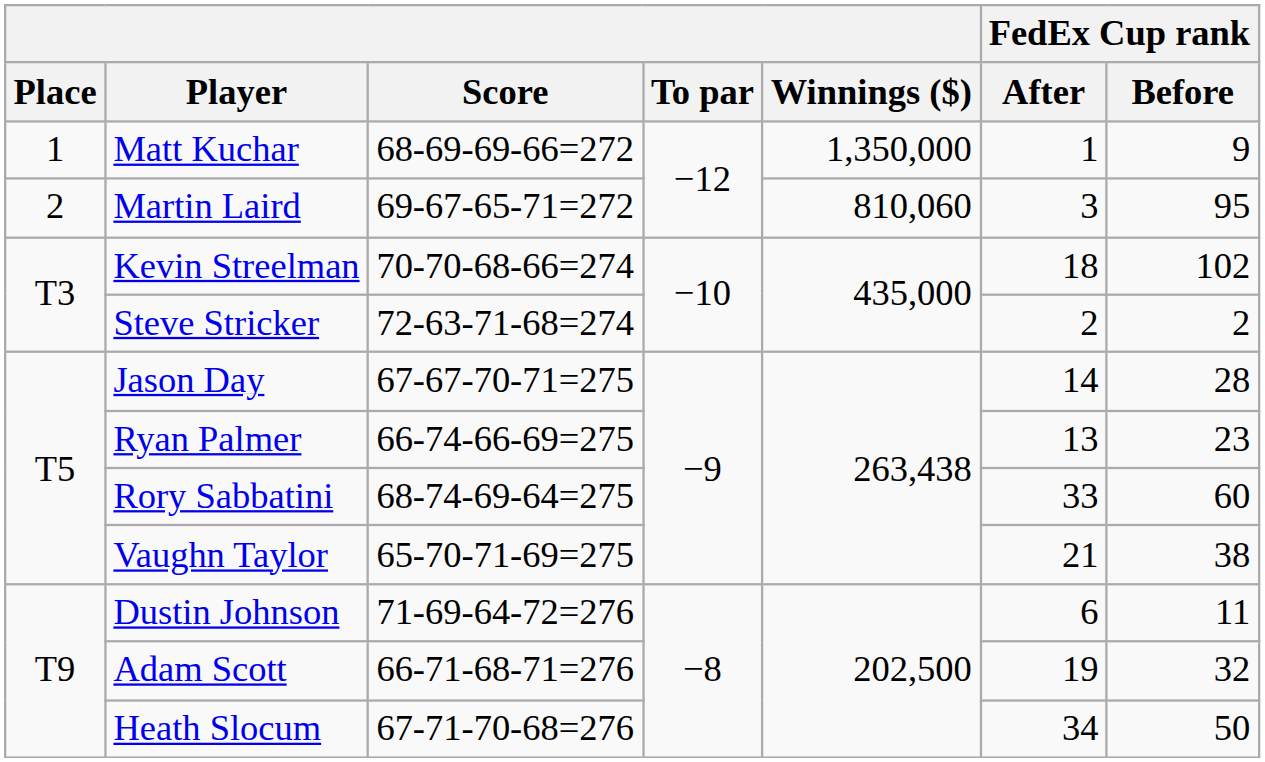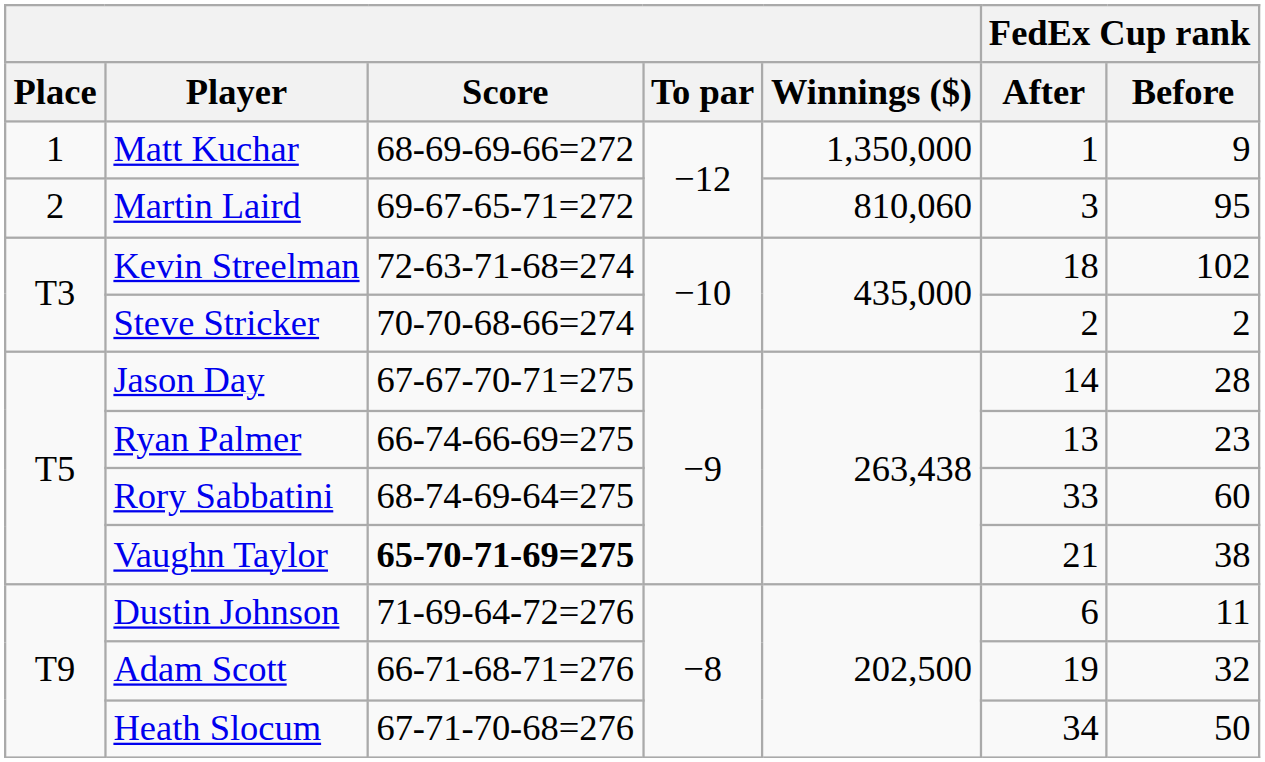(505, 264) 70-70-68-66=274 -> (505, 264) 72-63-71-68=274
(505, 322) 72-63-71-68=274 -> (505, 322) 70-70-68-66=274
(505, 554) normal -> (505, 554) bold
